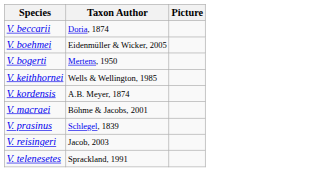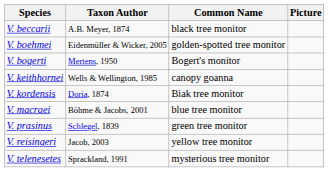+ column: (228, 12)
(88, 29) Doria, 1874 -> (99, 29) A.B. Meyer, 1874
(99, 94) A.B. Meyer, 1874 -> (88, 94) Doria, 1874
